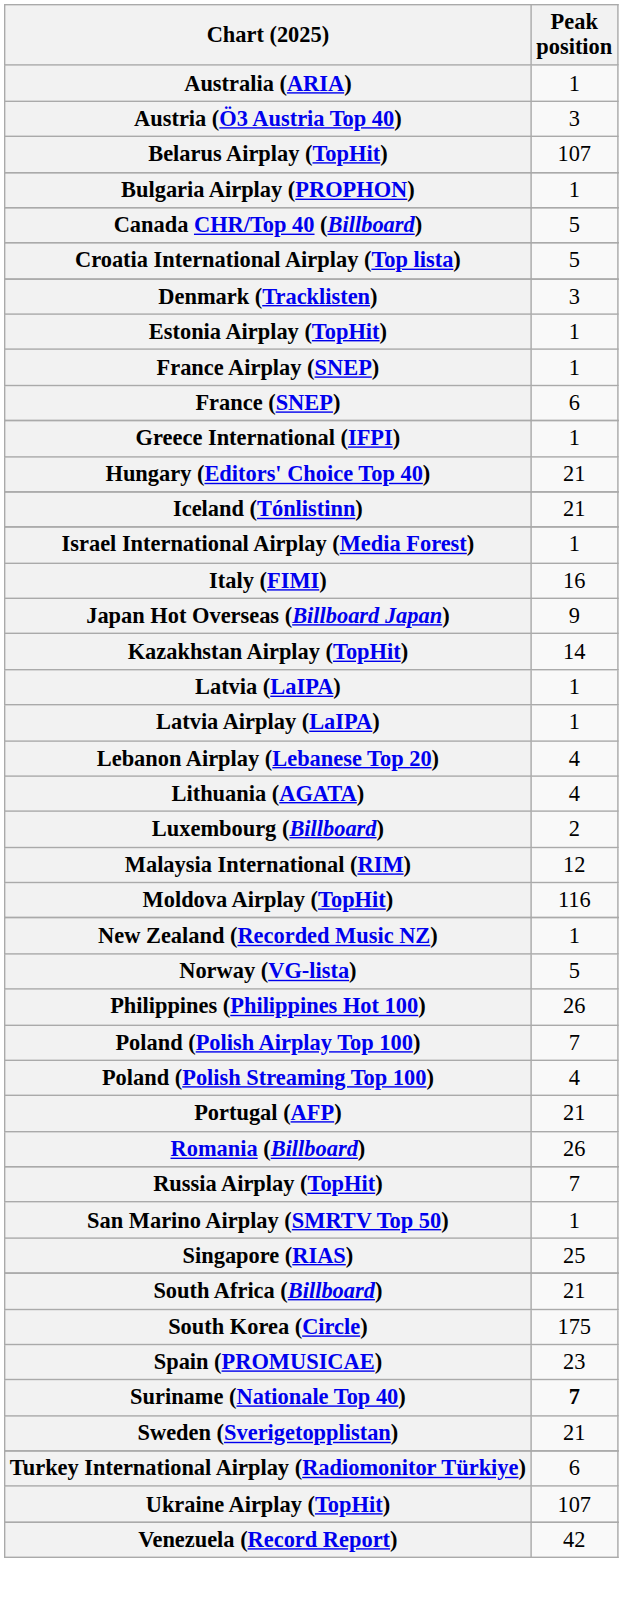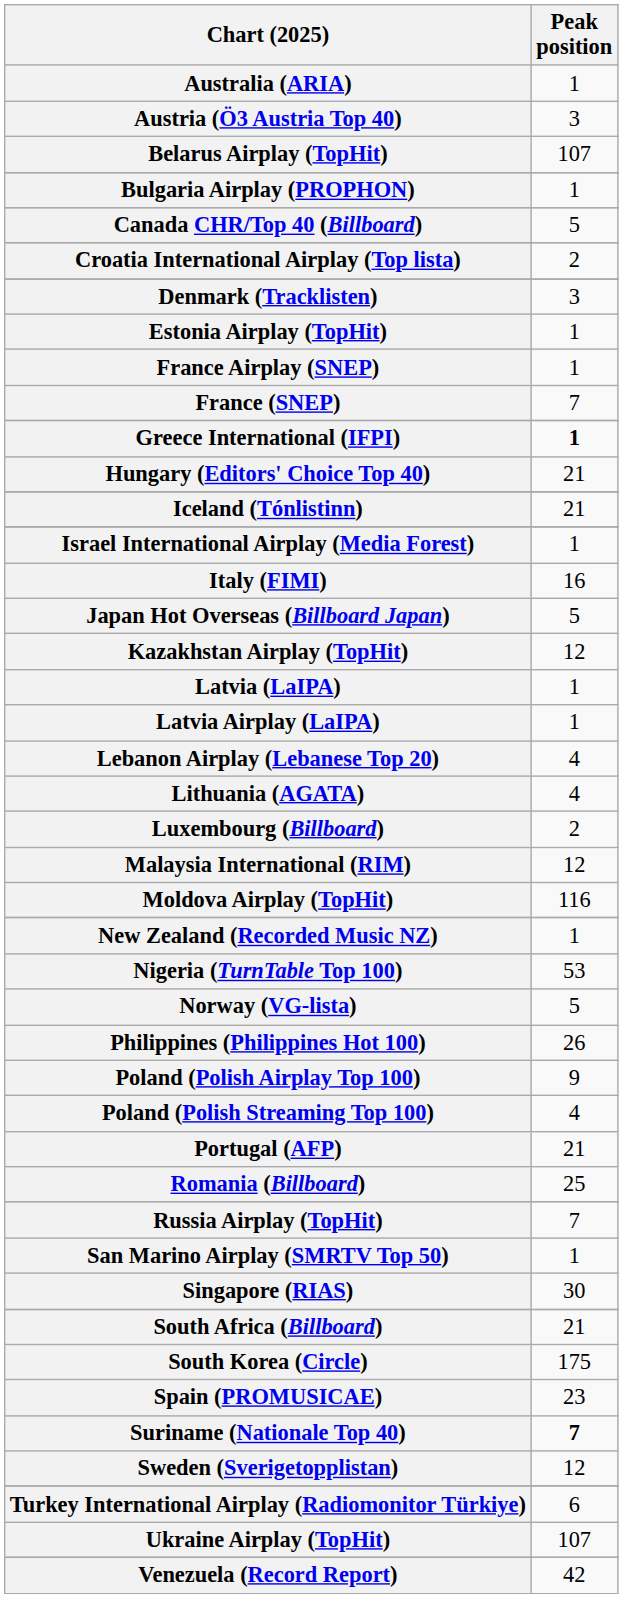(574, 260) 5 -> (574, 260) 2
(574, 402) 6 -> (574, 402) 7
(574, 438) normal -> (574, 438) bold
(574, 615) 9 -> (574, 615) 5
(574, 651) 14 -> (574, 651) 12
+ row: (268, 971)
(574, 1042) 7 -> (574, 1077) 9
(574, 1148) 26 -> (574, 1184) 25
(574, 1255) 25 -> (574, 1290) 30
(574, 1432) 21 -> (574, 1468) 12
